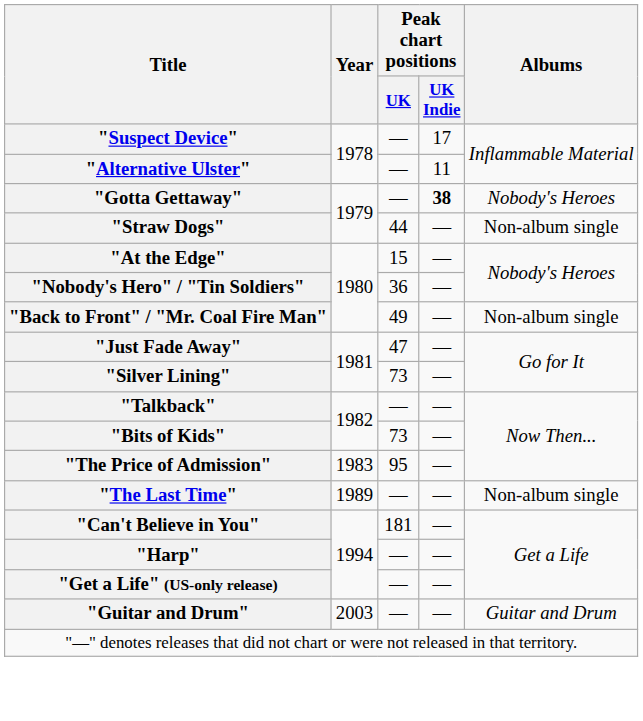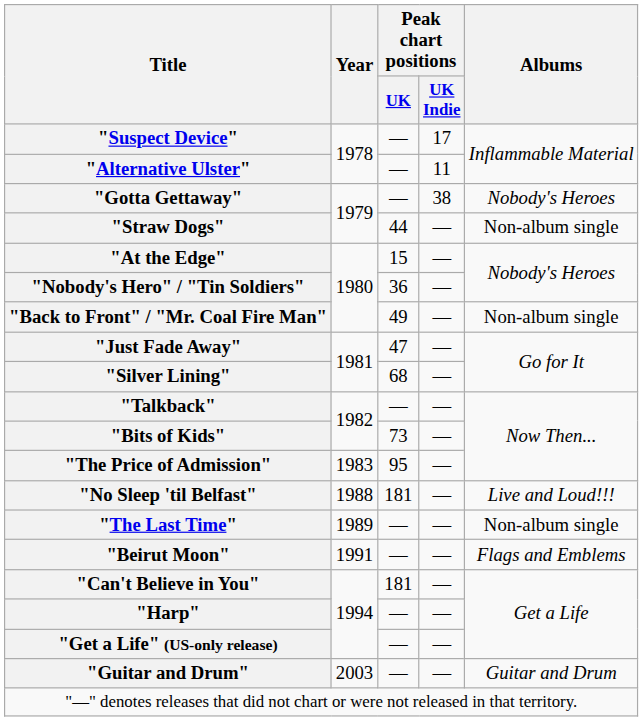(442, 198) bold -> (442, 198) normal
(398, 376) 73 -> (398, 376) 68
+ row: (168, 495)
+ row: (168, 554)
